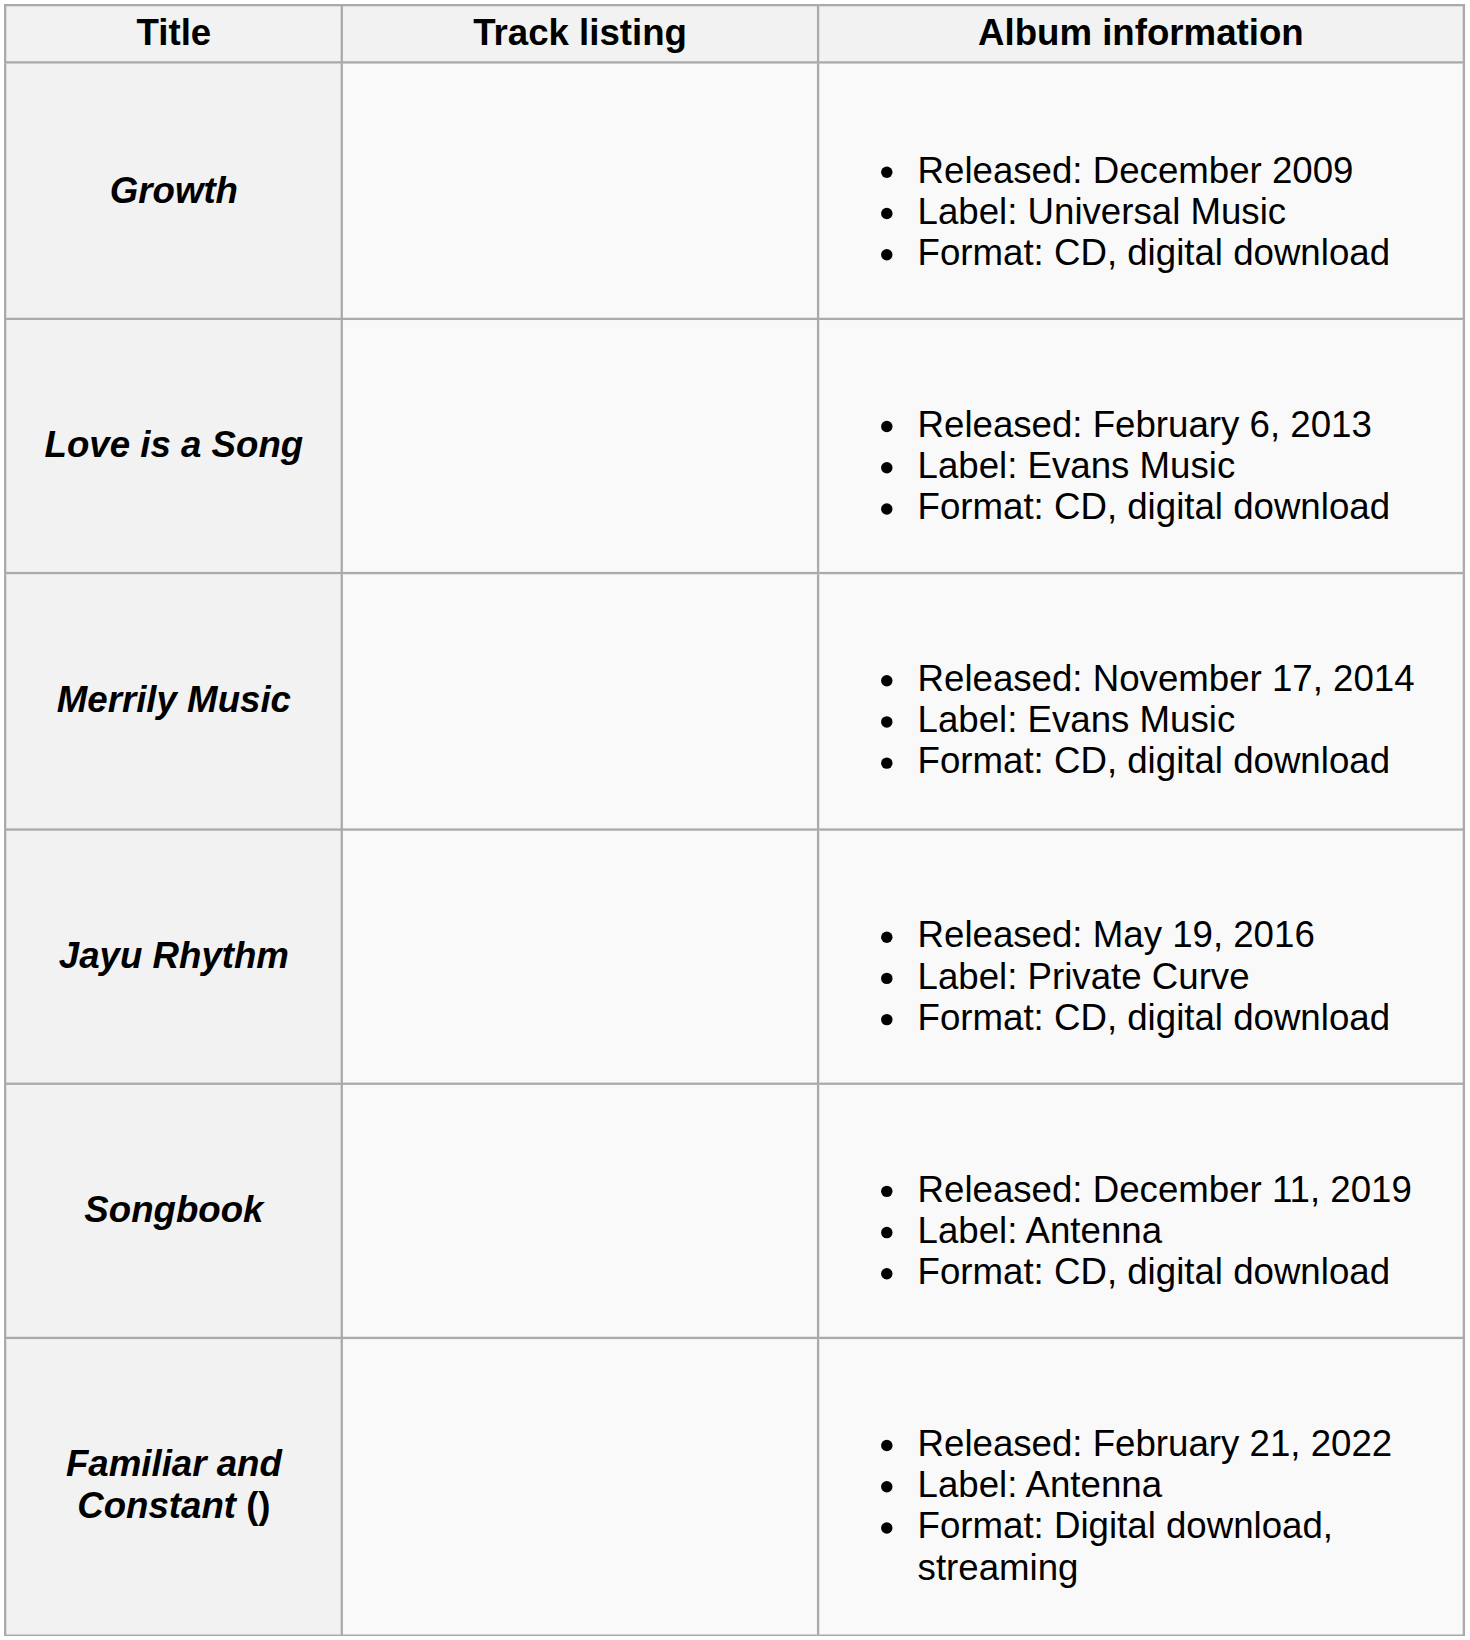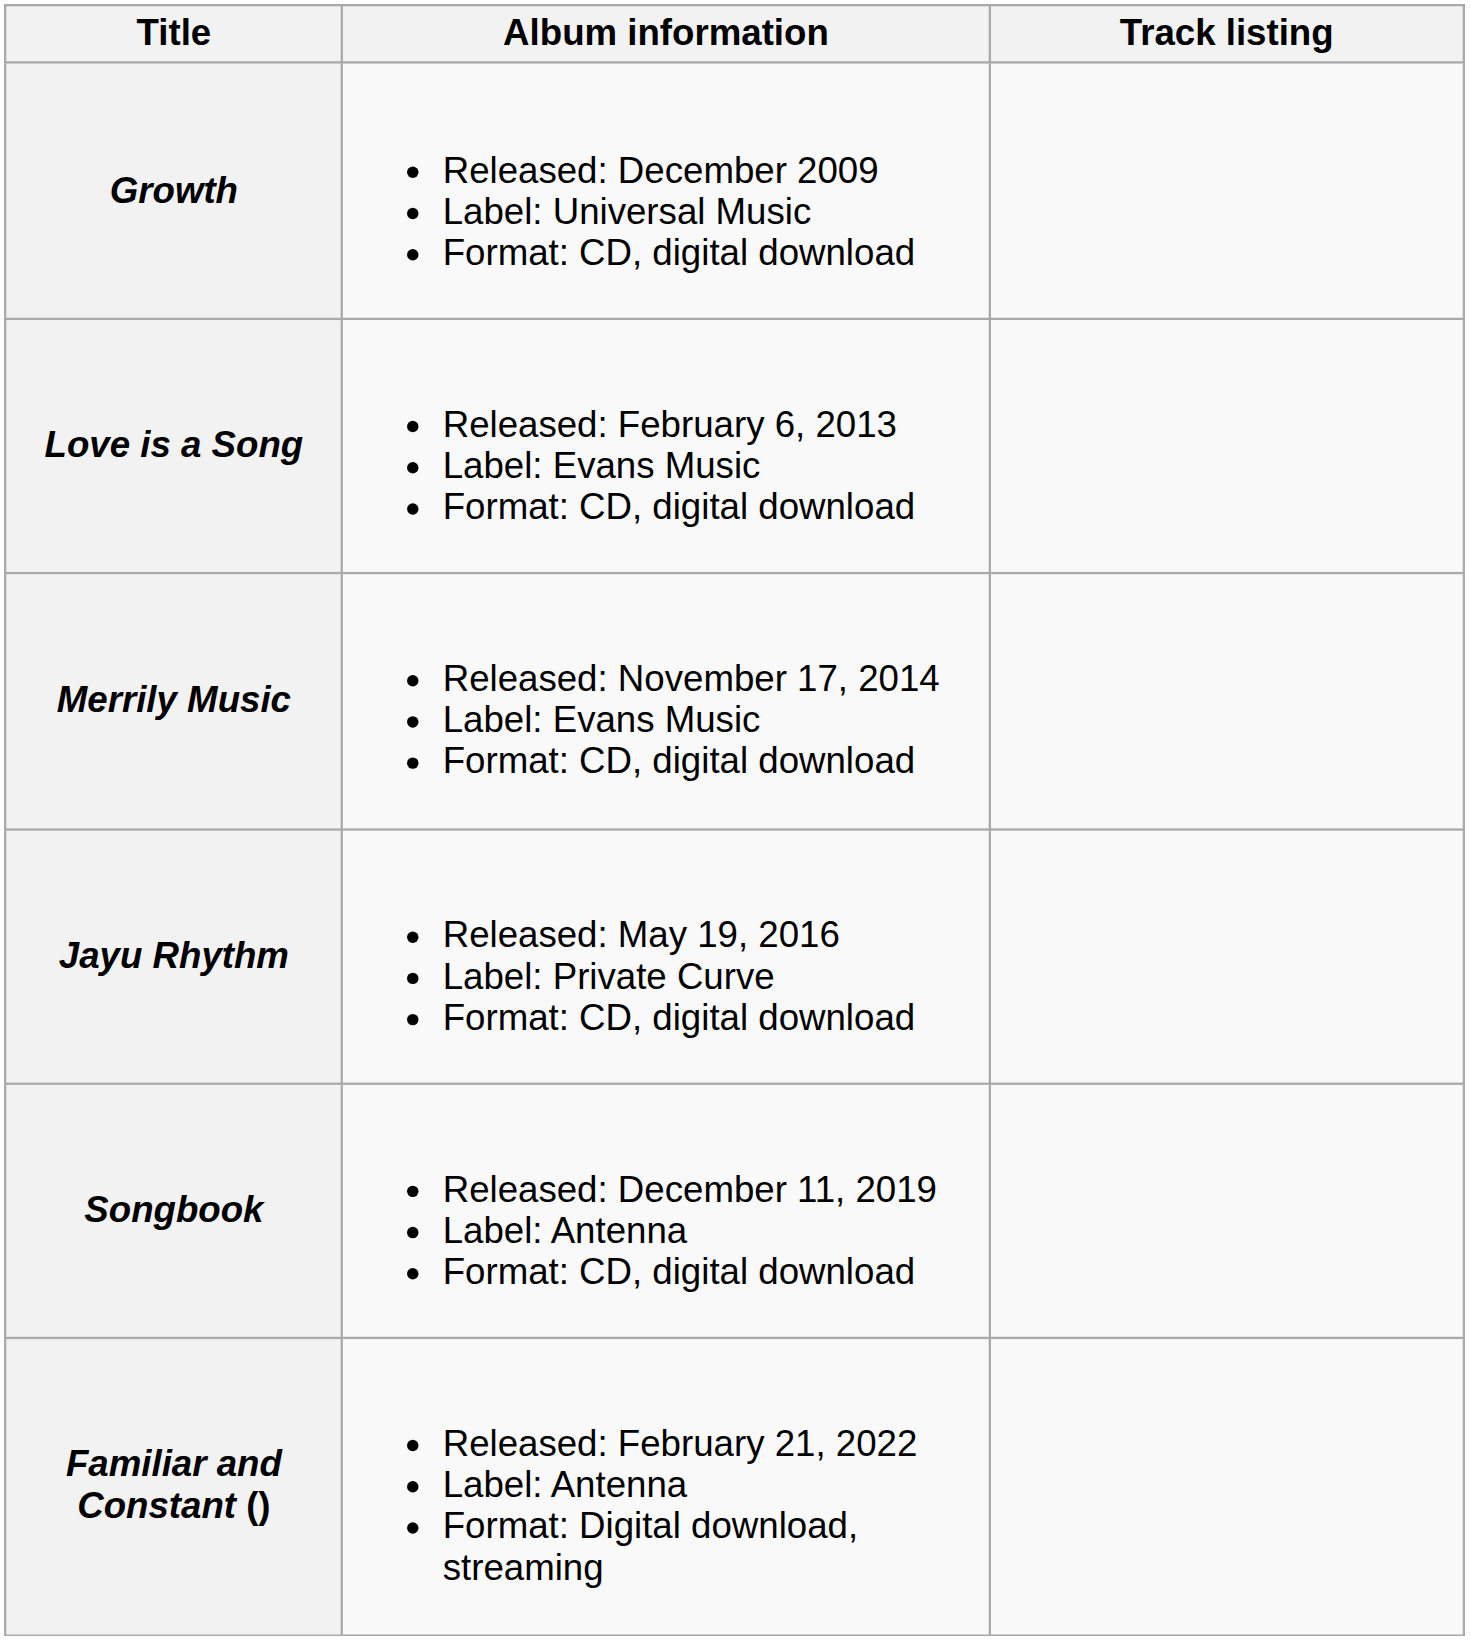columns swapped: (1141, 33) <-> (580, 33)
